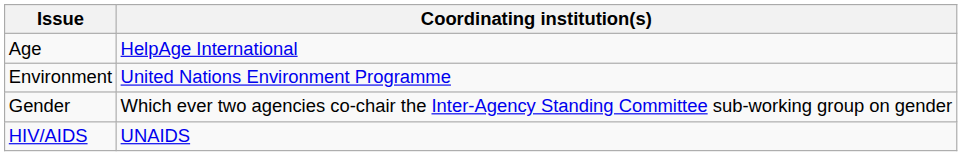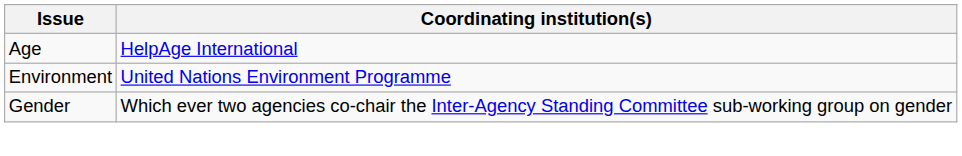- row: (48, 135)
